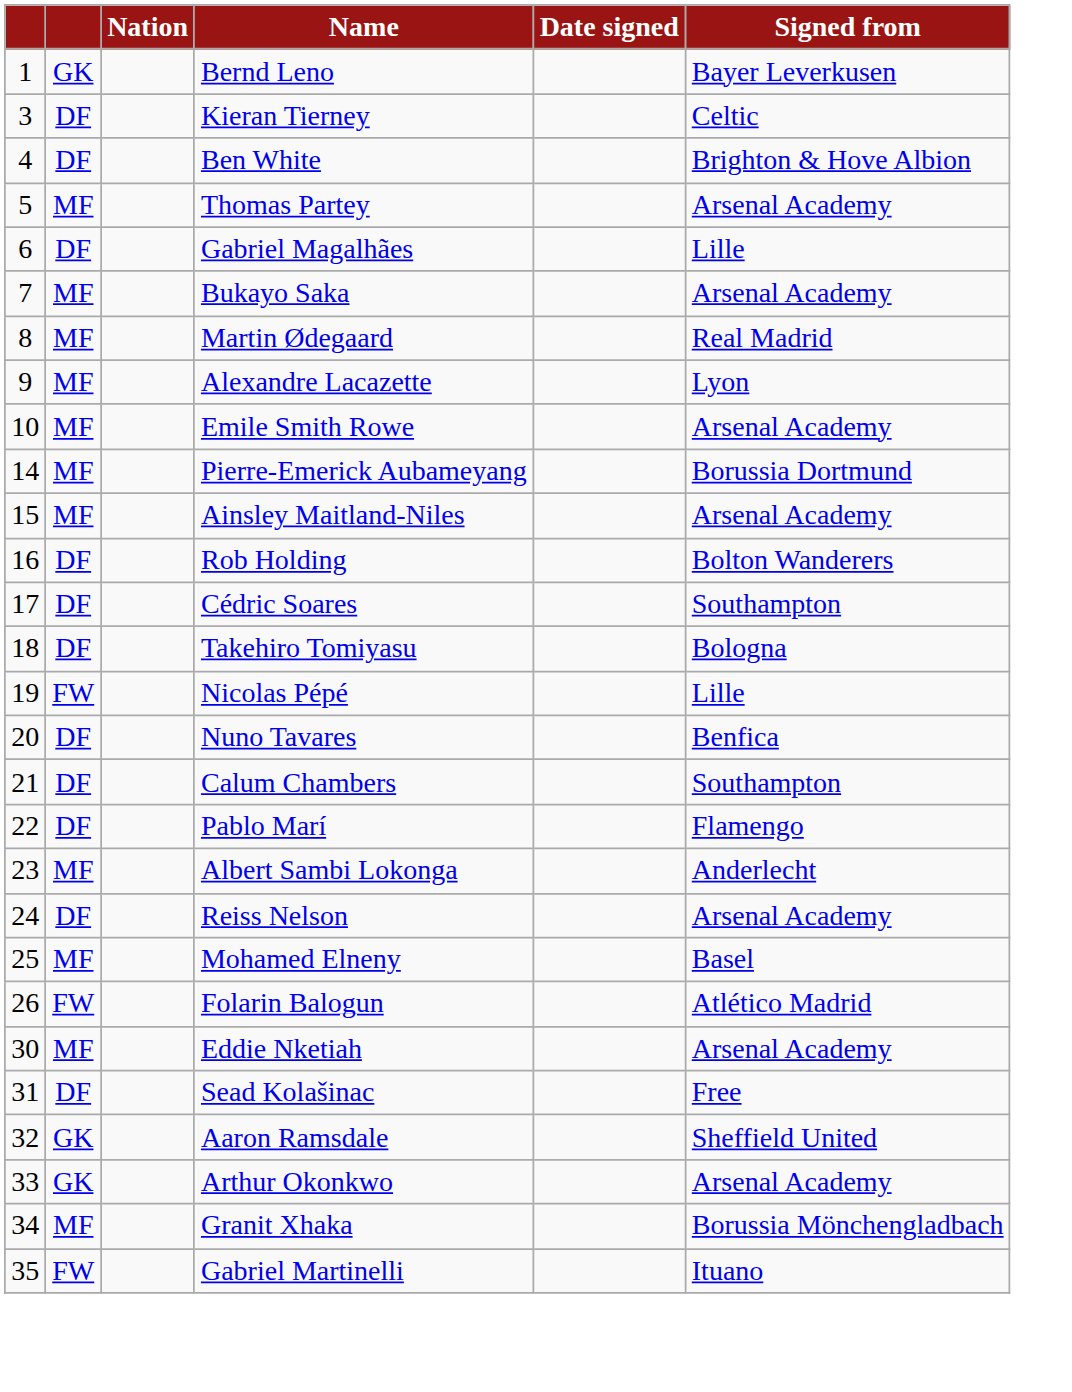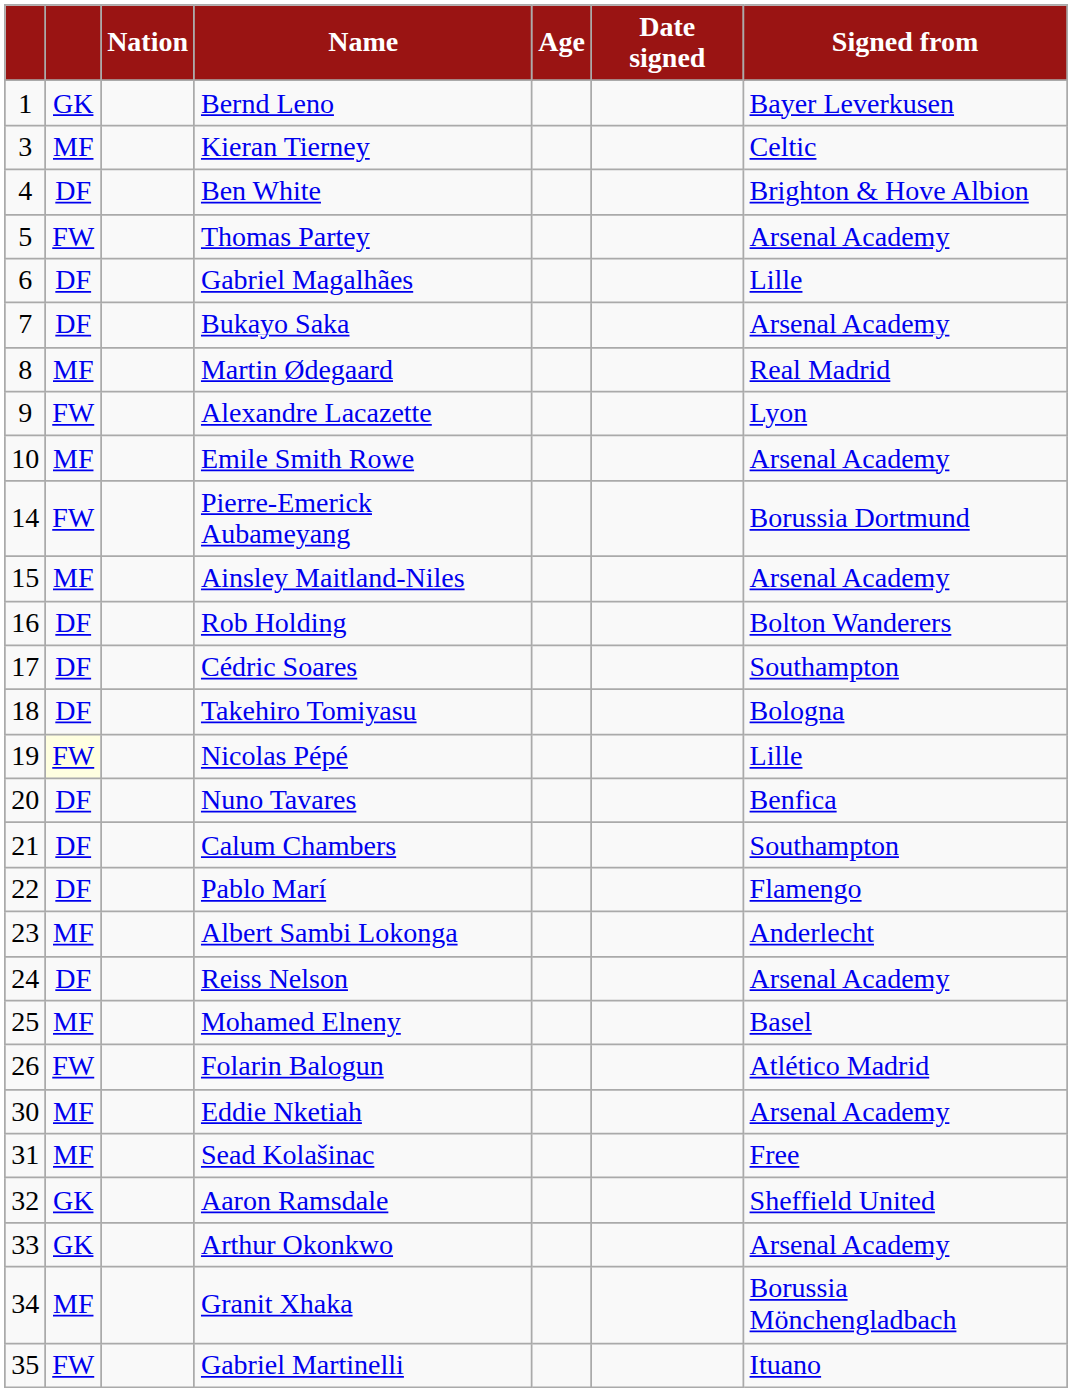+ column: (562, 42)
(73, 115) DF -> (73, 147) MF
(73, 204) MF -> (73, 235) FW
(73, 293) MF -> (73, 324) DF
(73, 381) MF -> (73, 413) FW
(73, 470) MF -> (73, 518) FW
(73, 692) no background -> (73, 755) lightyellow background
(73, 1092) DF -> (73, 1155) MF
